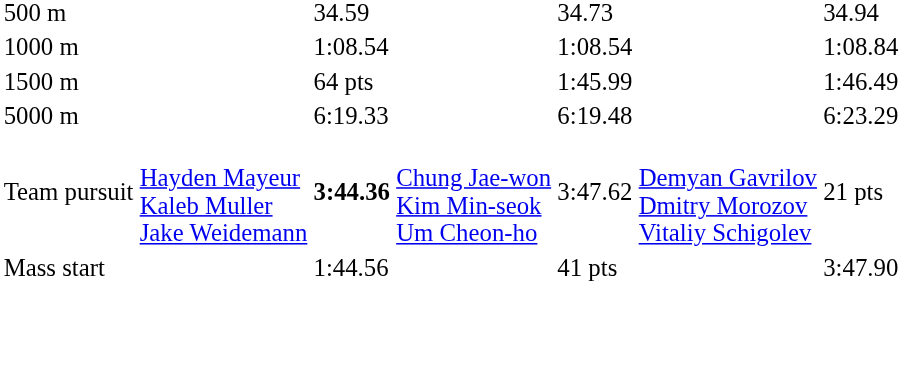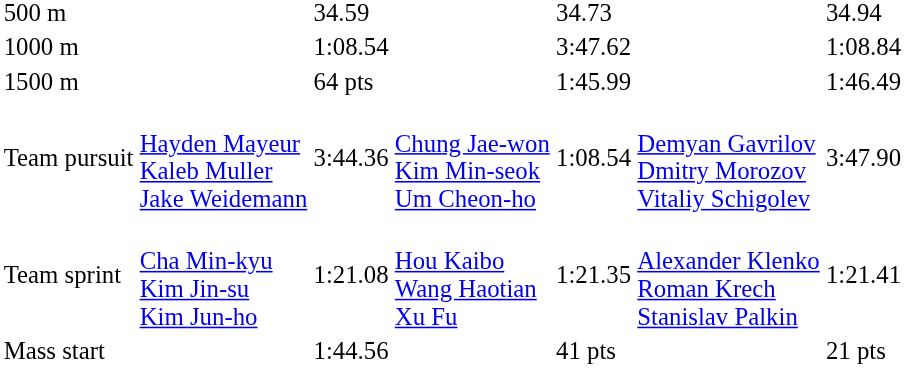(595, 47) 1:08.54 -> (594, 47) 3:47.62
- row: (41, 115)
(352, 191) bold -> (351, 157) normal
(595, 191) 3:47.62 -> (594, 157) 1:08.54
(853, 191) 21 pts -> (864, 157) 3:47.90
+ row: (62, 275)
(861, 267) 3:47.90 -> (856, 351) 21 pts
